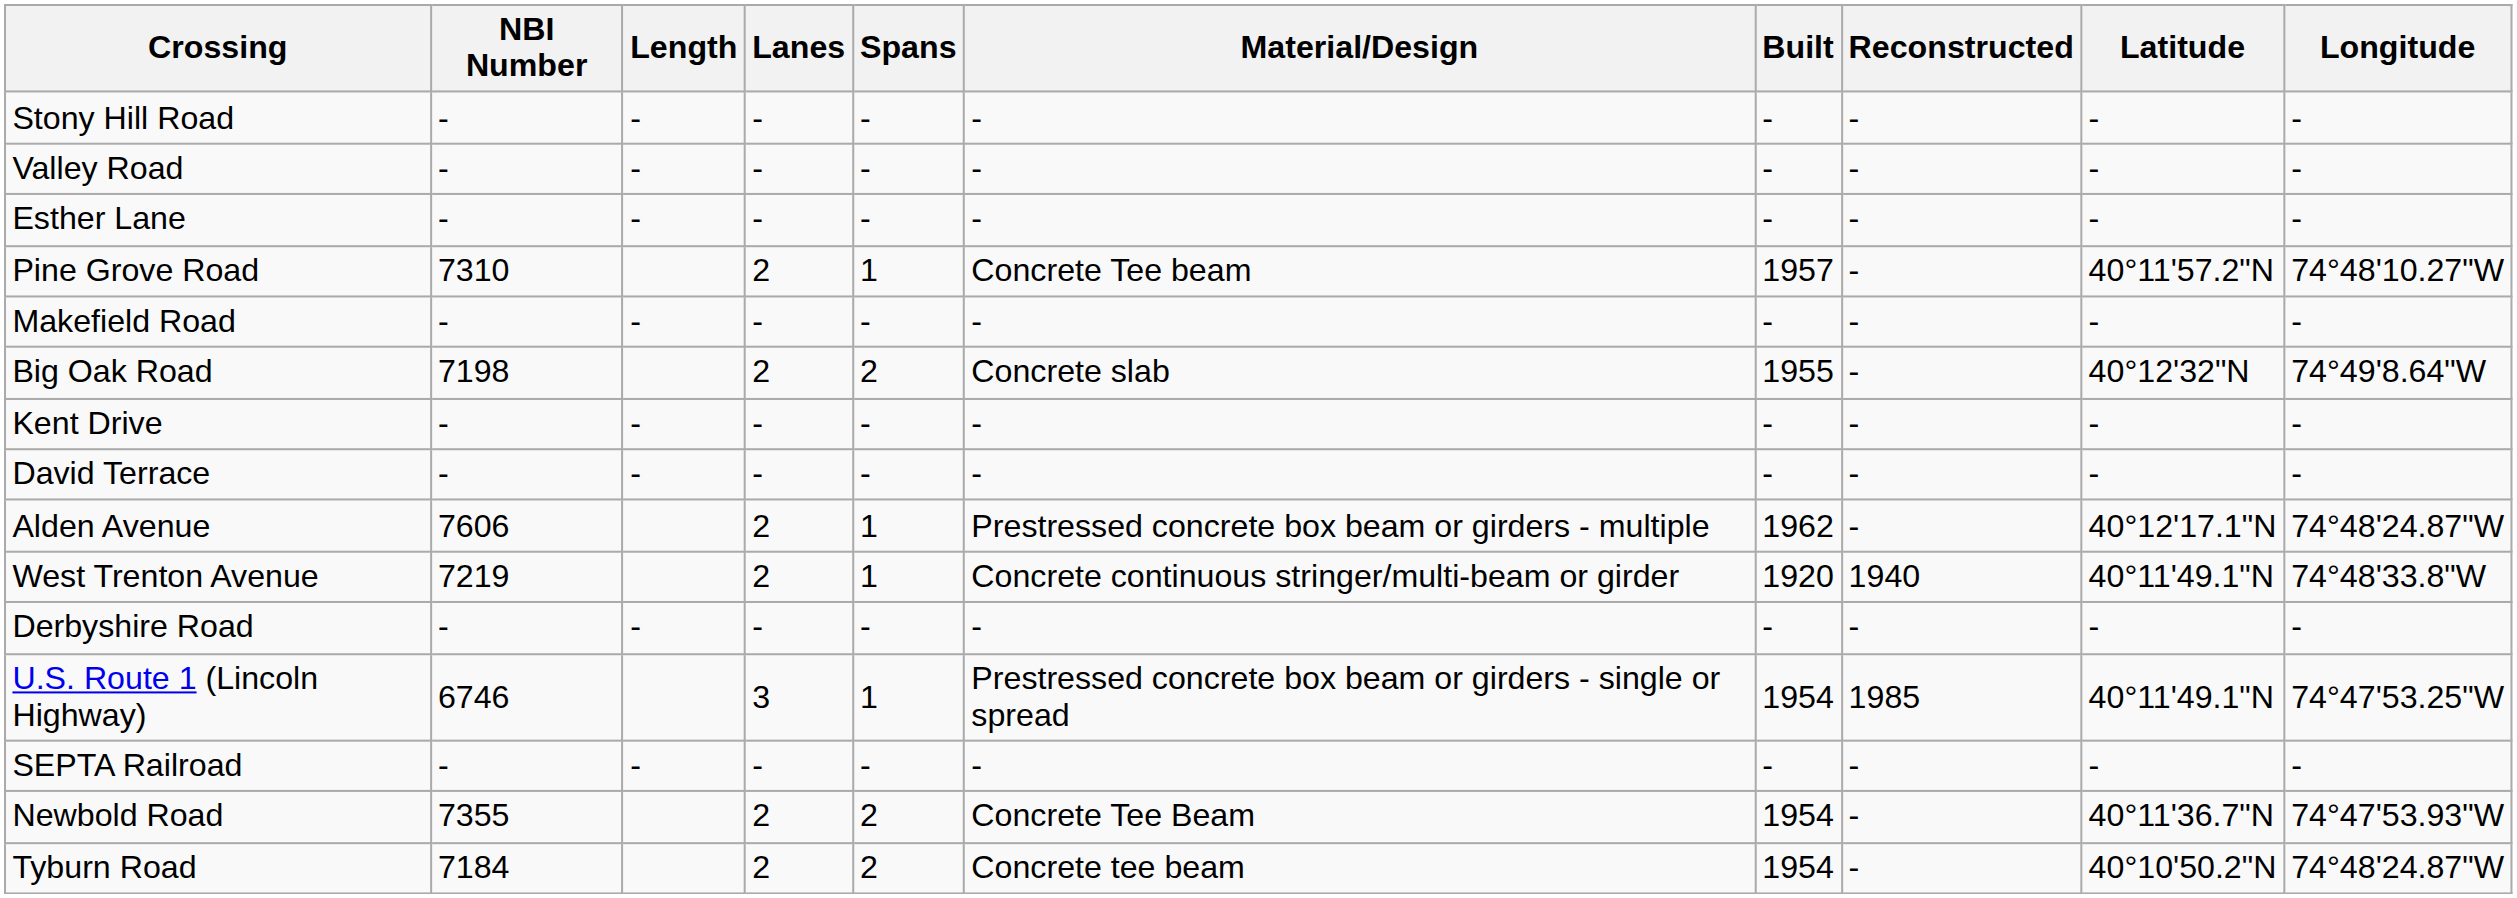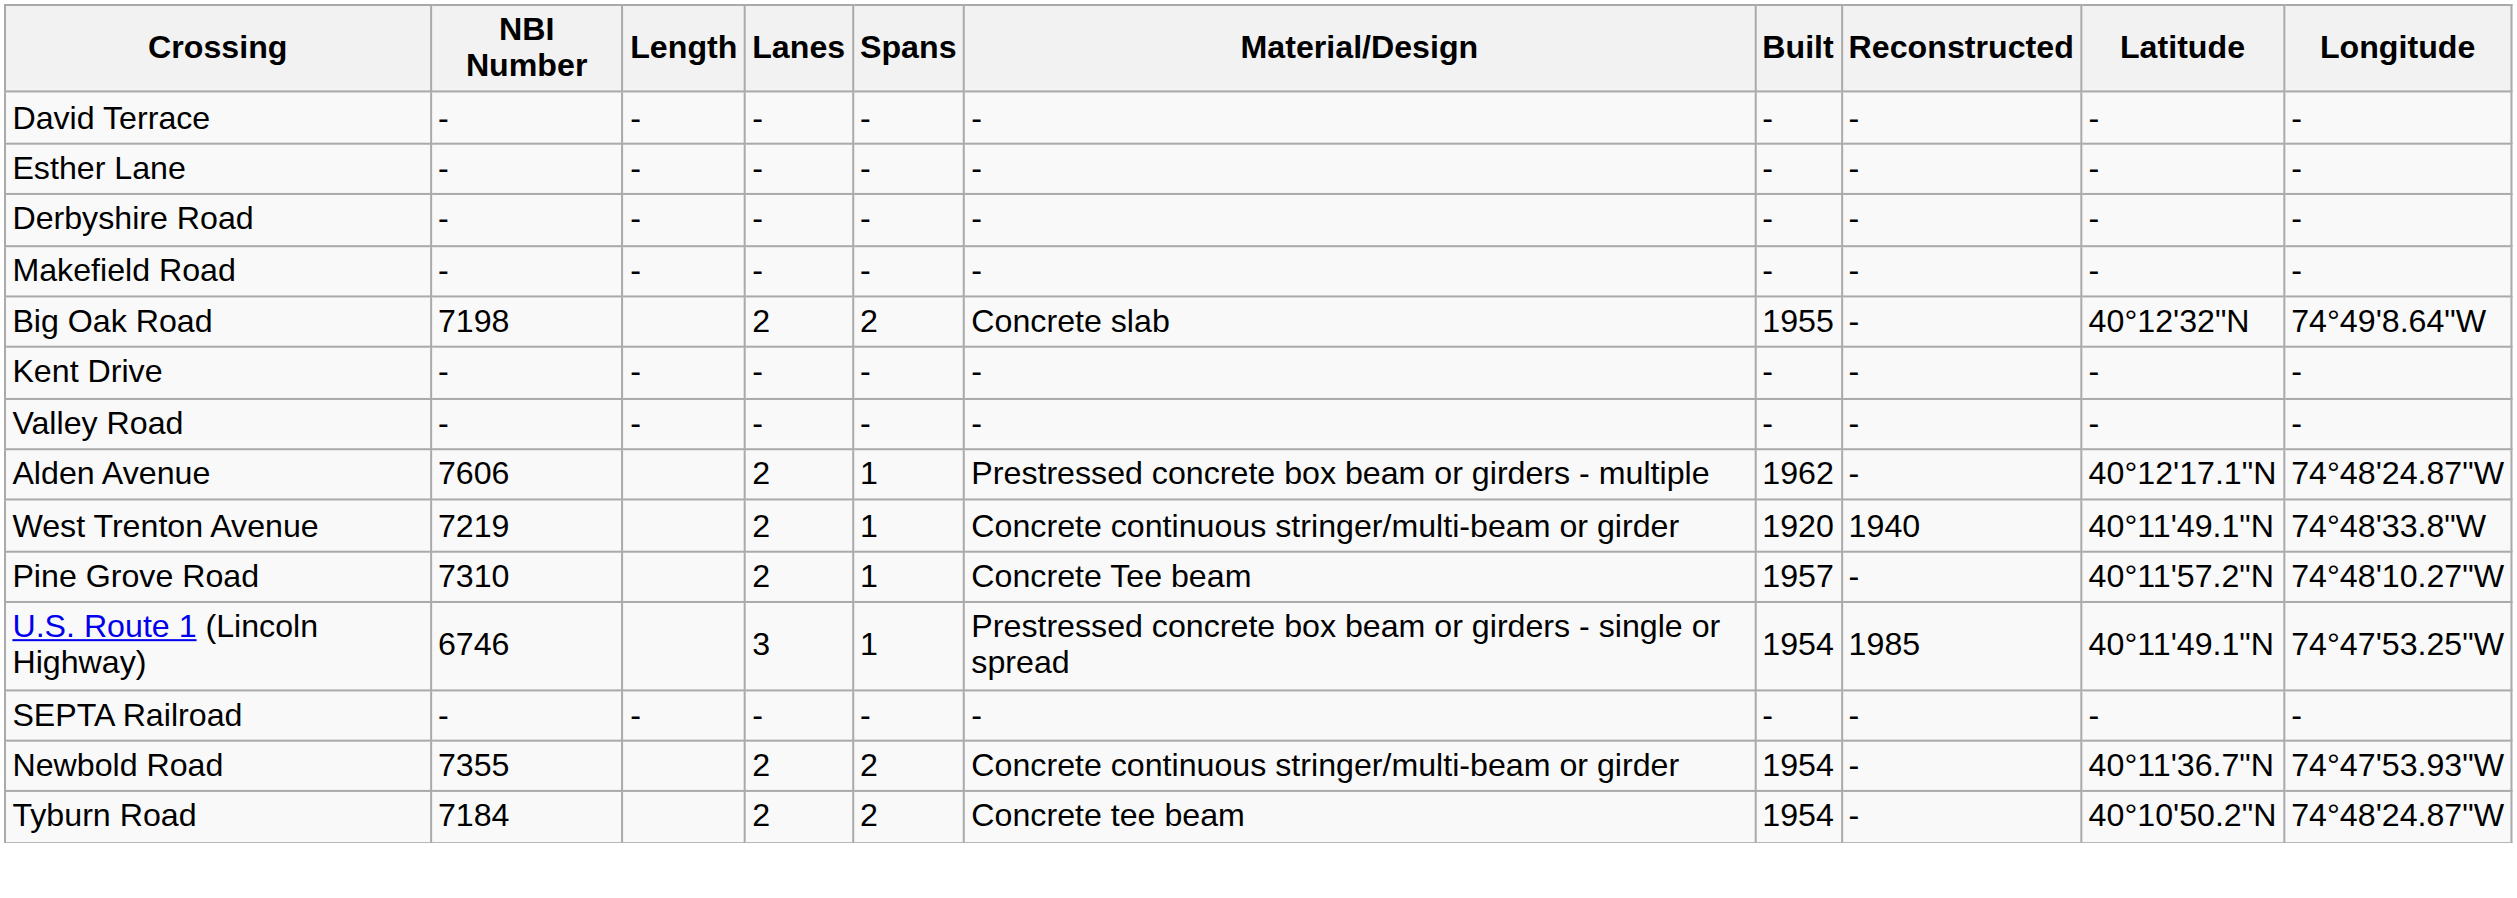- row: (123, 117)
rows swapped: (111, 474) <-> (98, 168)
rows swapped: (133, 627) <-> (136, 270)
(1113, 816) Concrete Tee Beam -> (1325, 765) Concrete continuous stringer/multi-beam or girder
